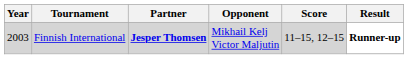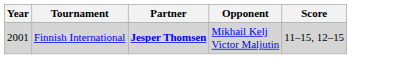- column: (375, 13)
(18, 38) 2003 -> (18, 38) 2001
